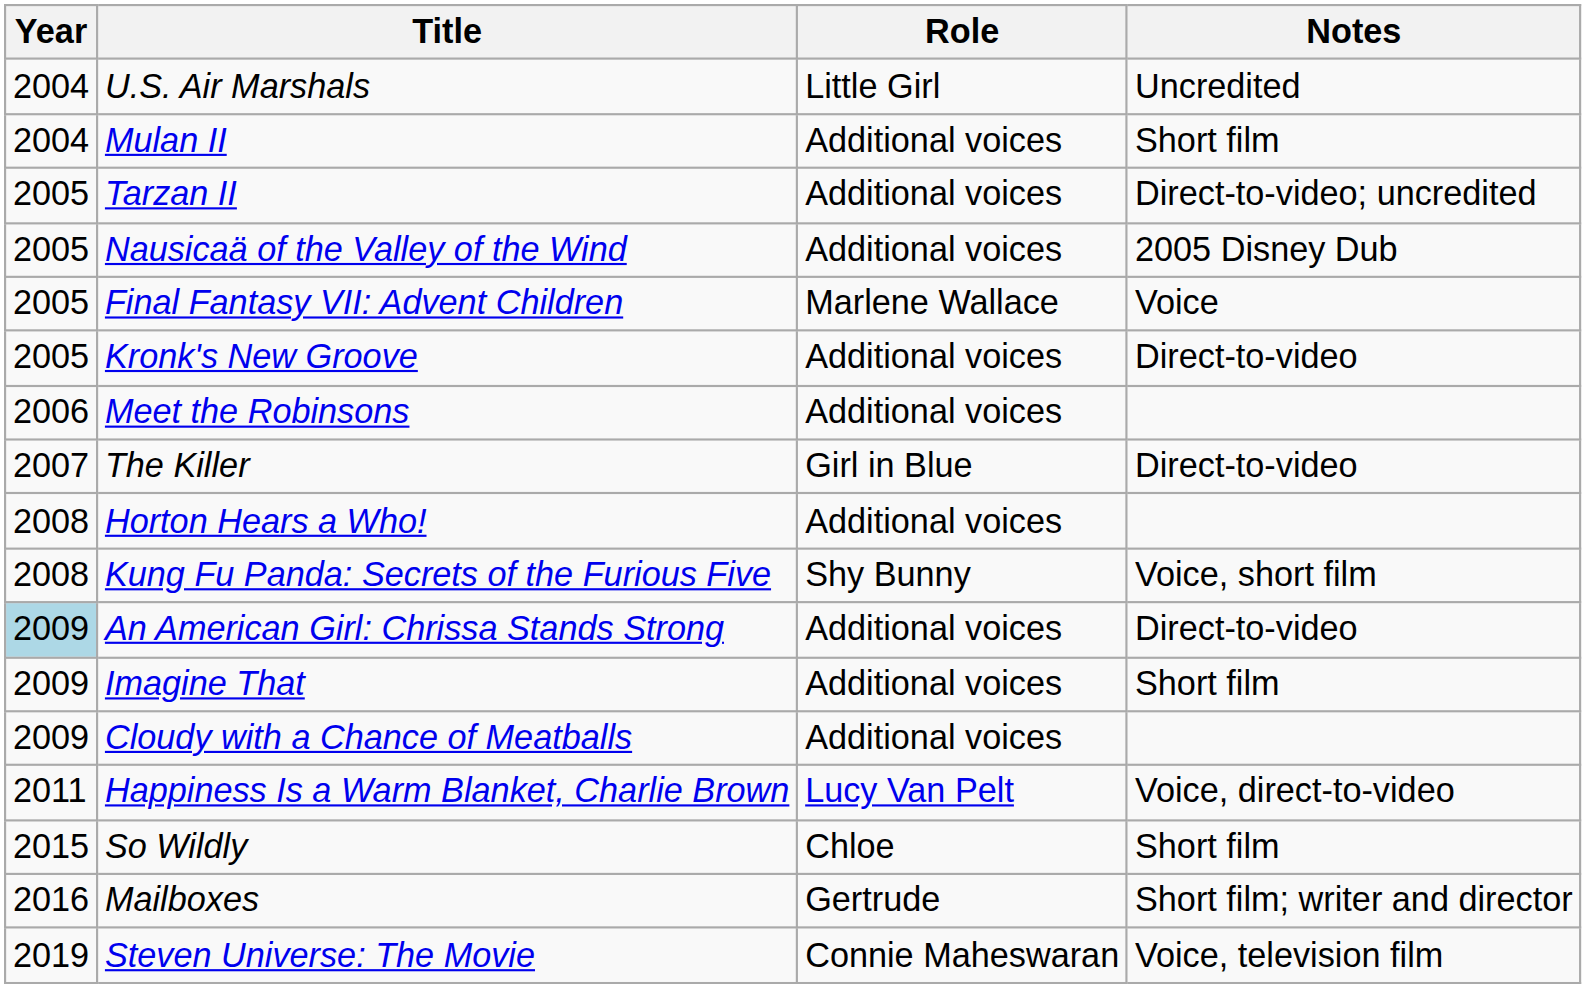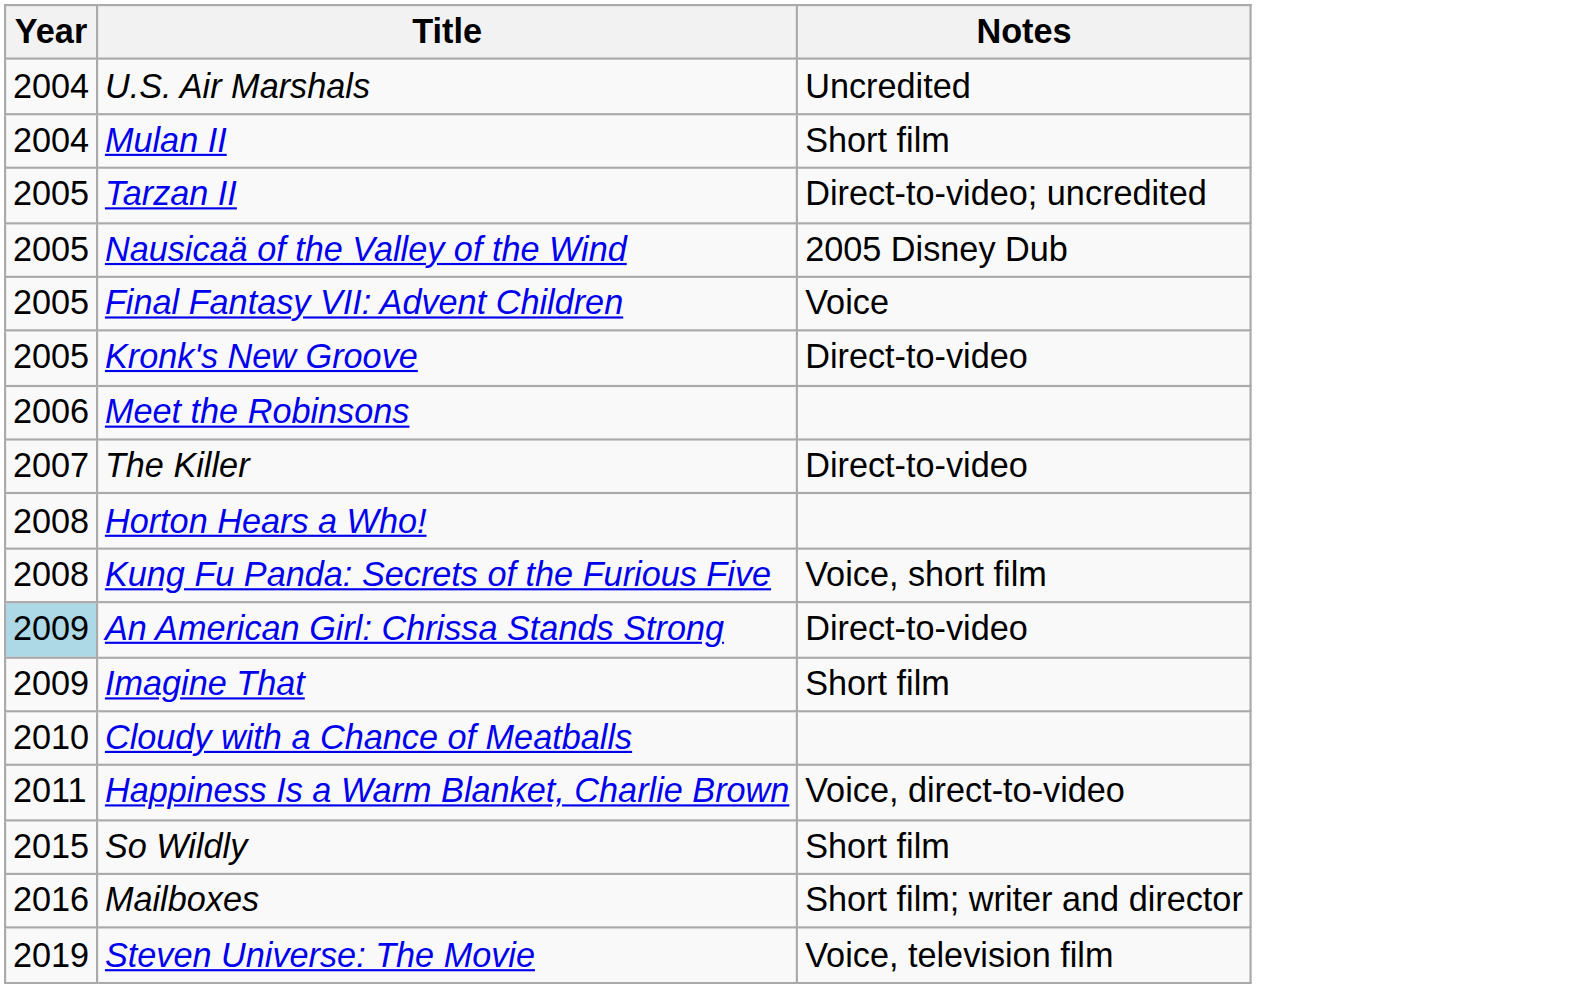- column: (962, 31)
(51, 737) 2009 -> (51, 737) 2010
